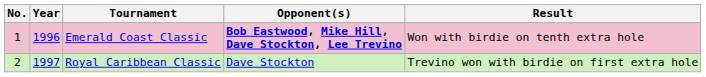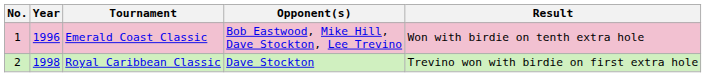(314, 38) bold -> (314, 38) normal
(46, 63) 1997 -> (46, 63) 1998
